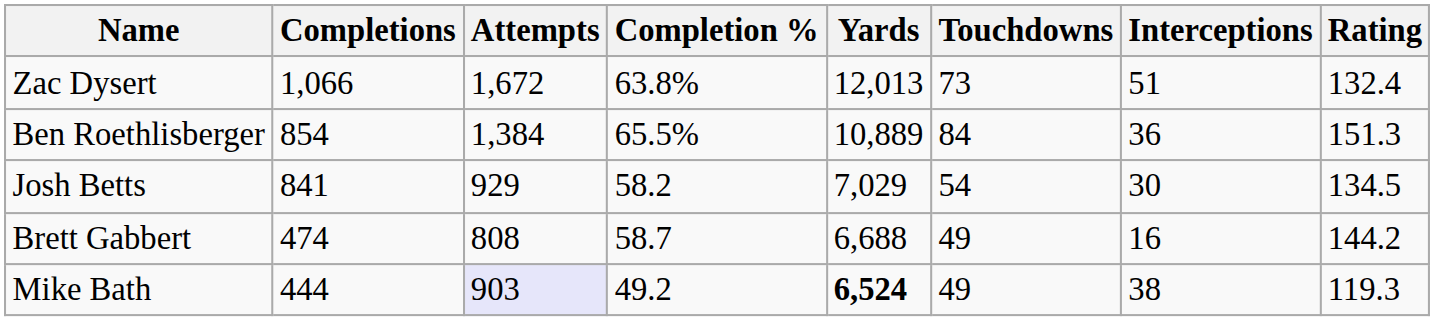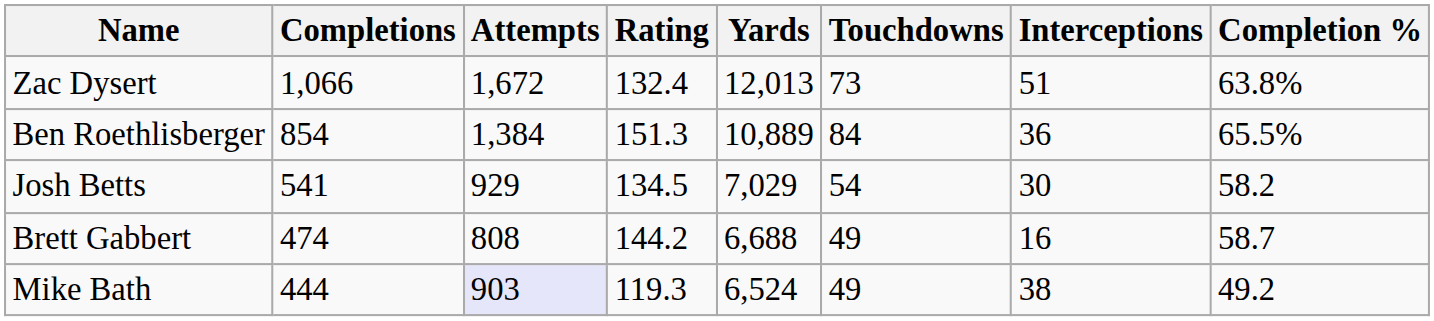columns swapped: (717, 30) <-> (1375, 30)
(304, 185) 841 -> (304, 185) 541
(870, 289) bold -> (761, 289) normal
